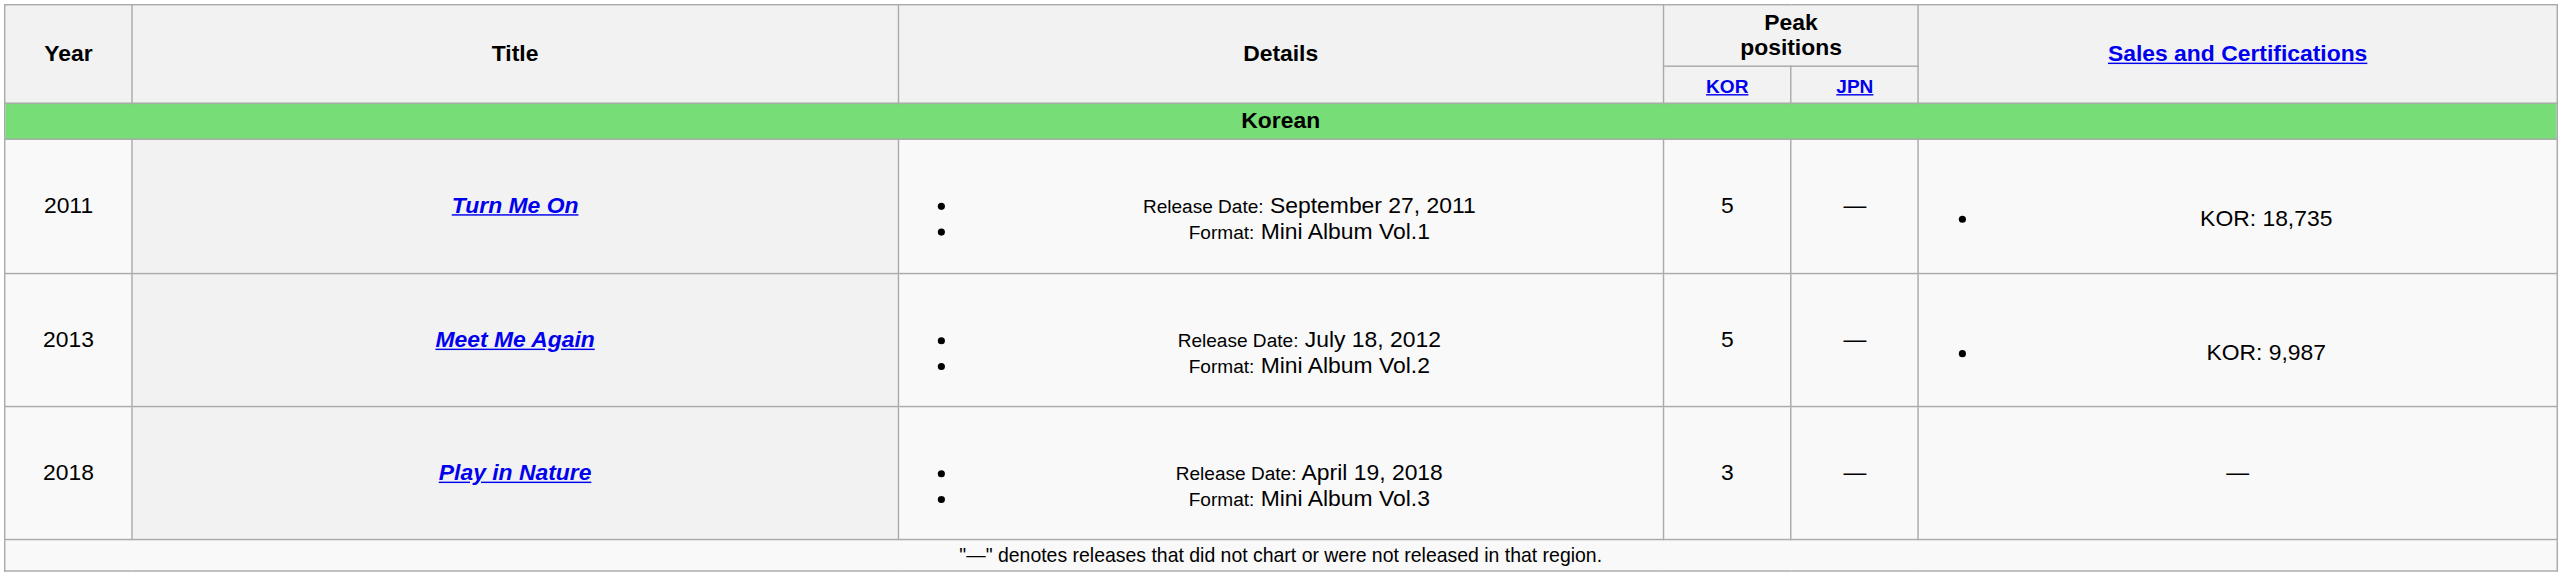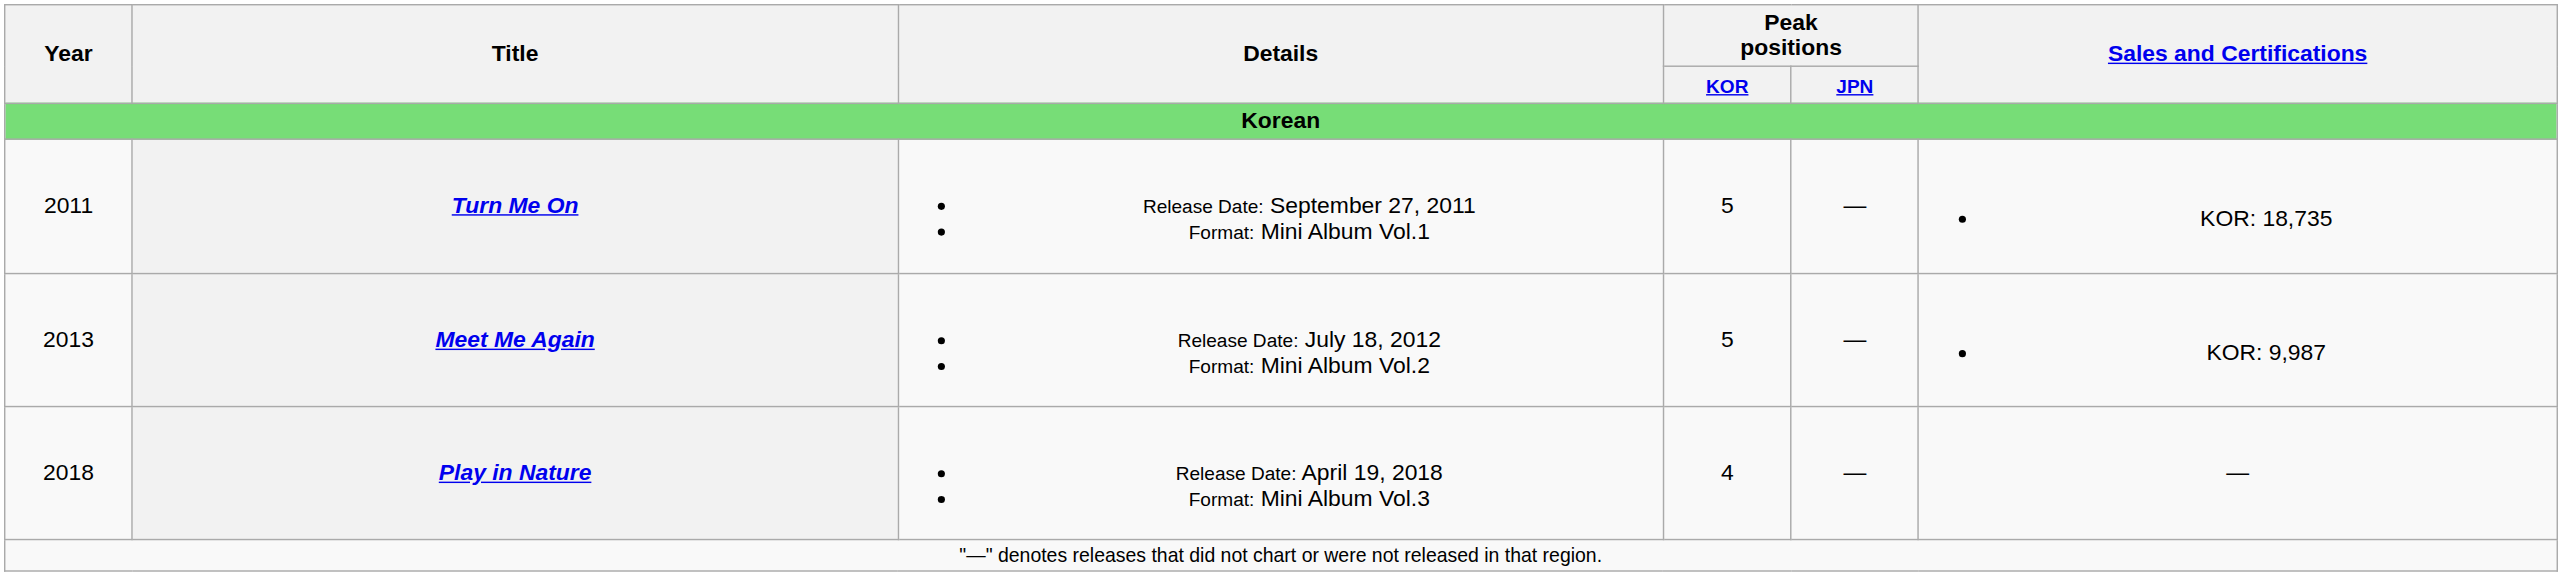(1727, 472) 3 -> (1727, 472) 4
